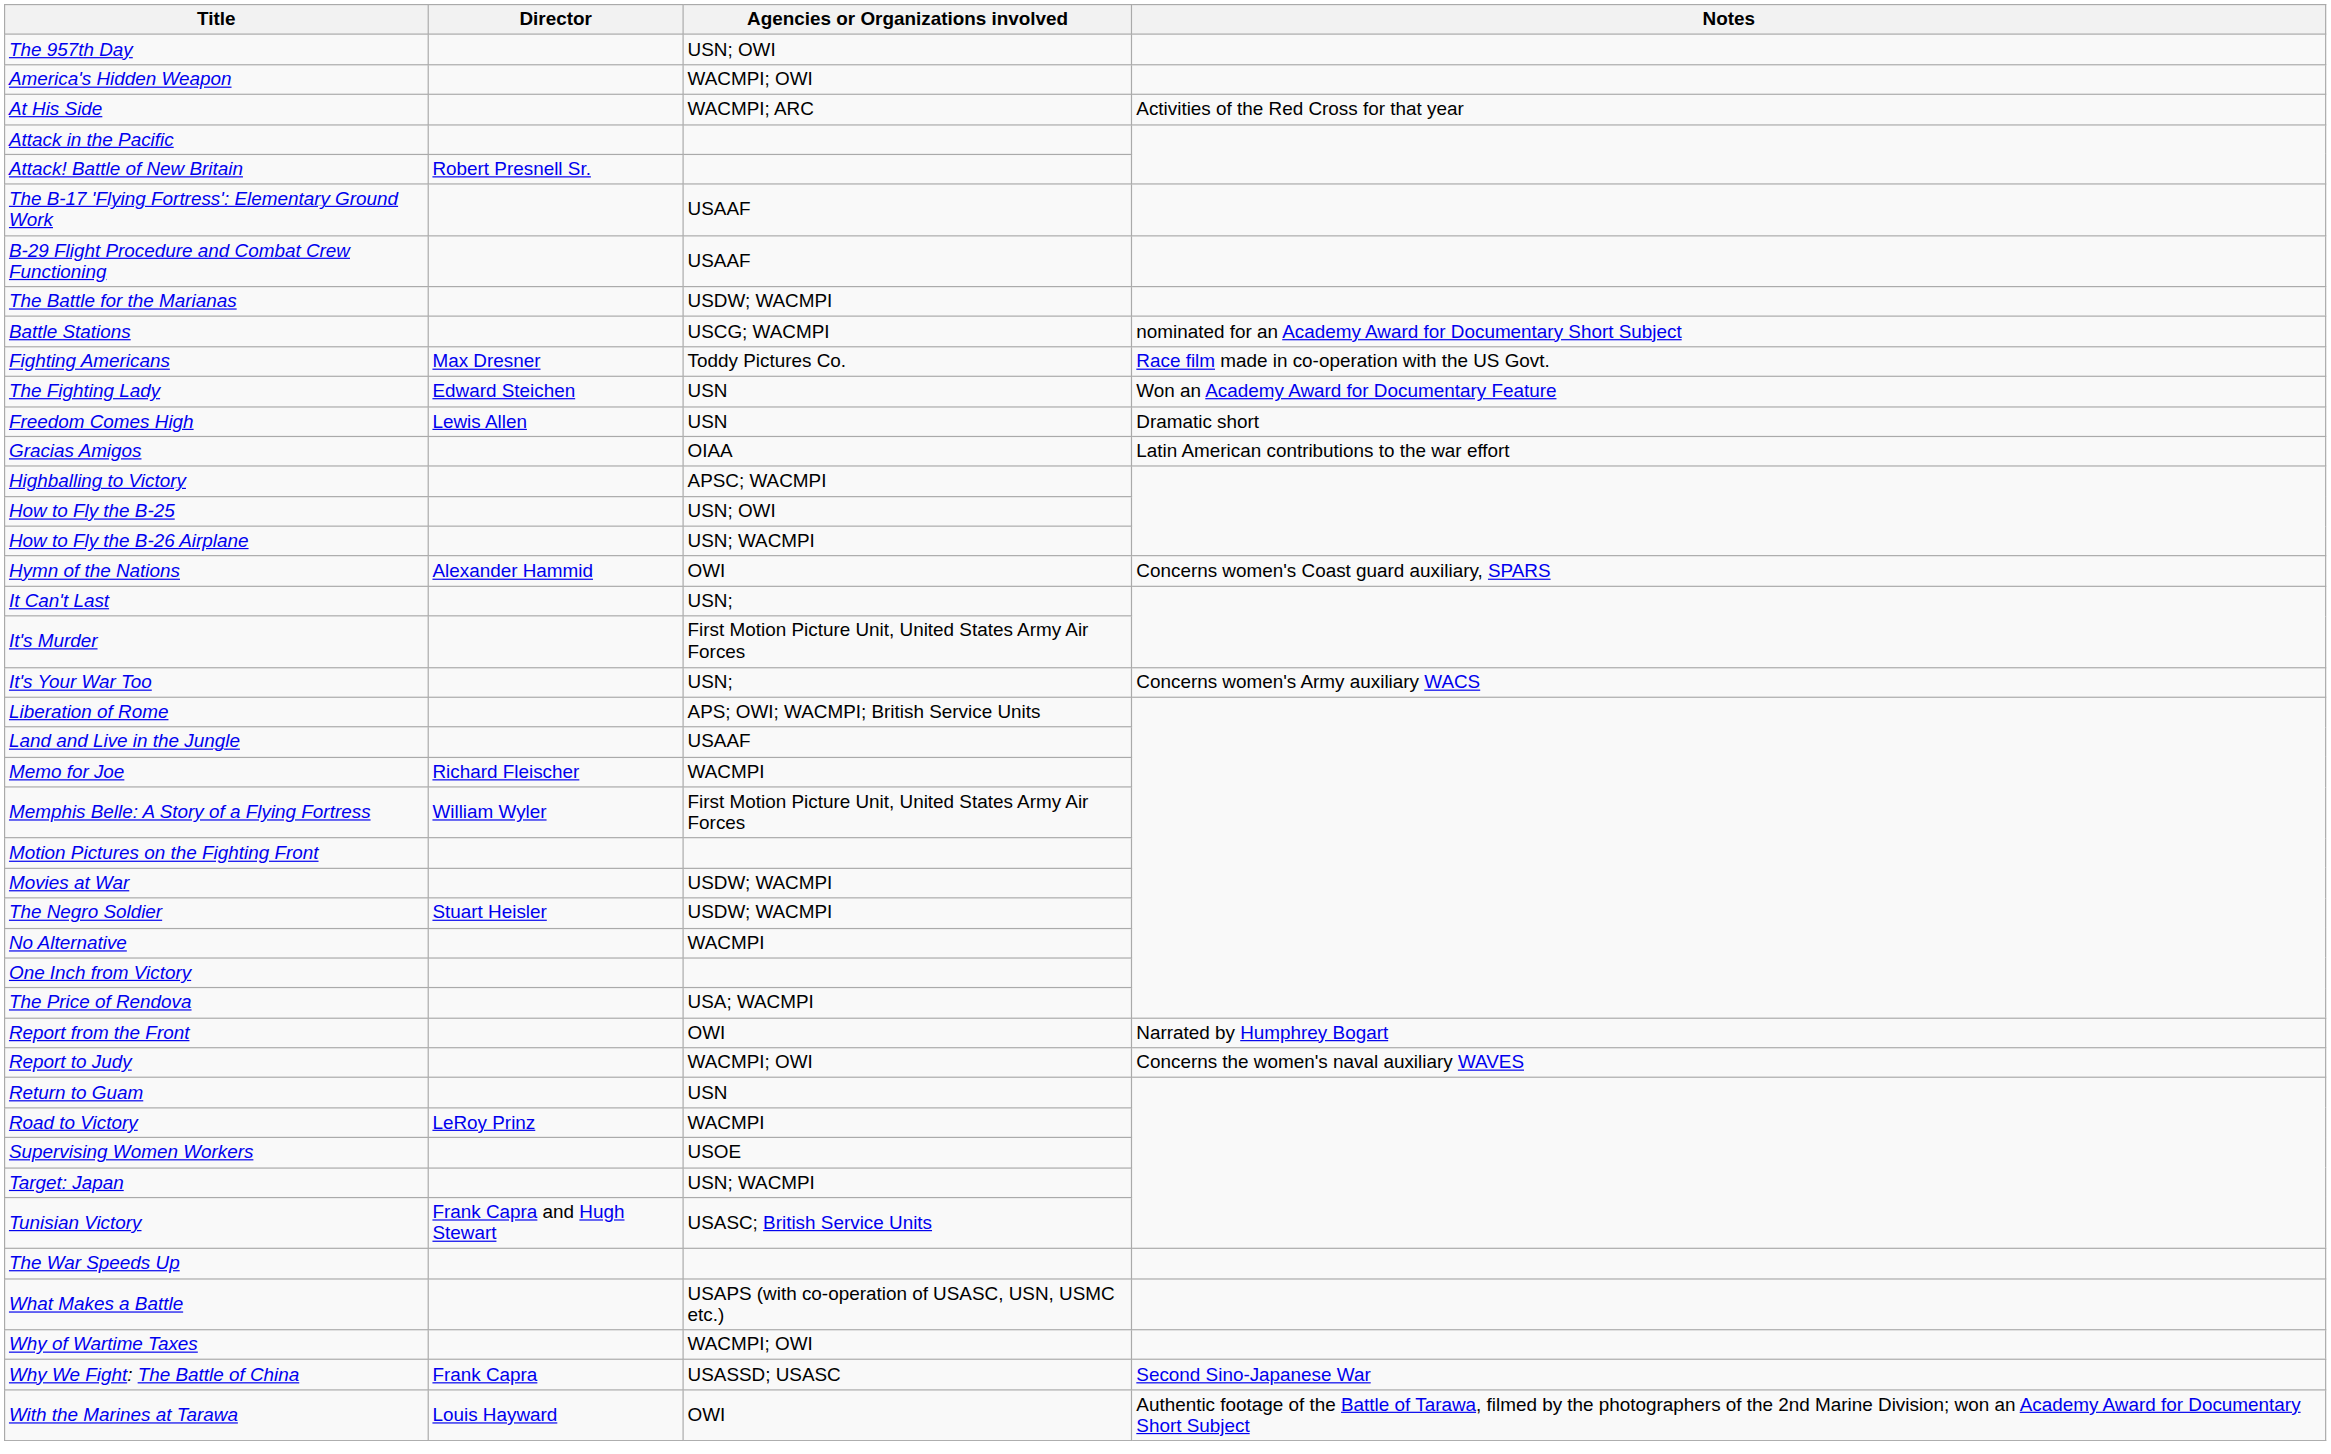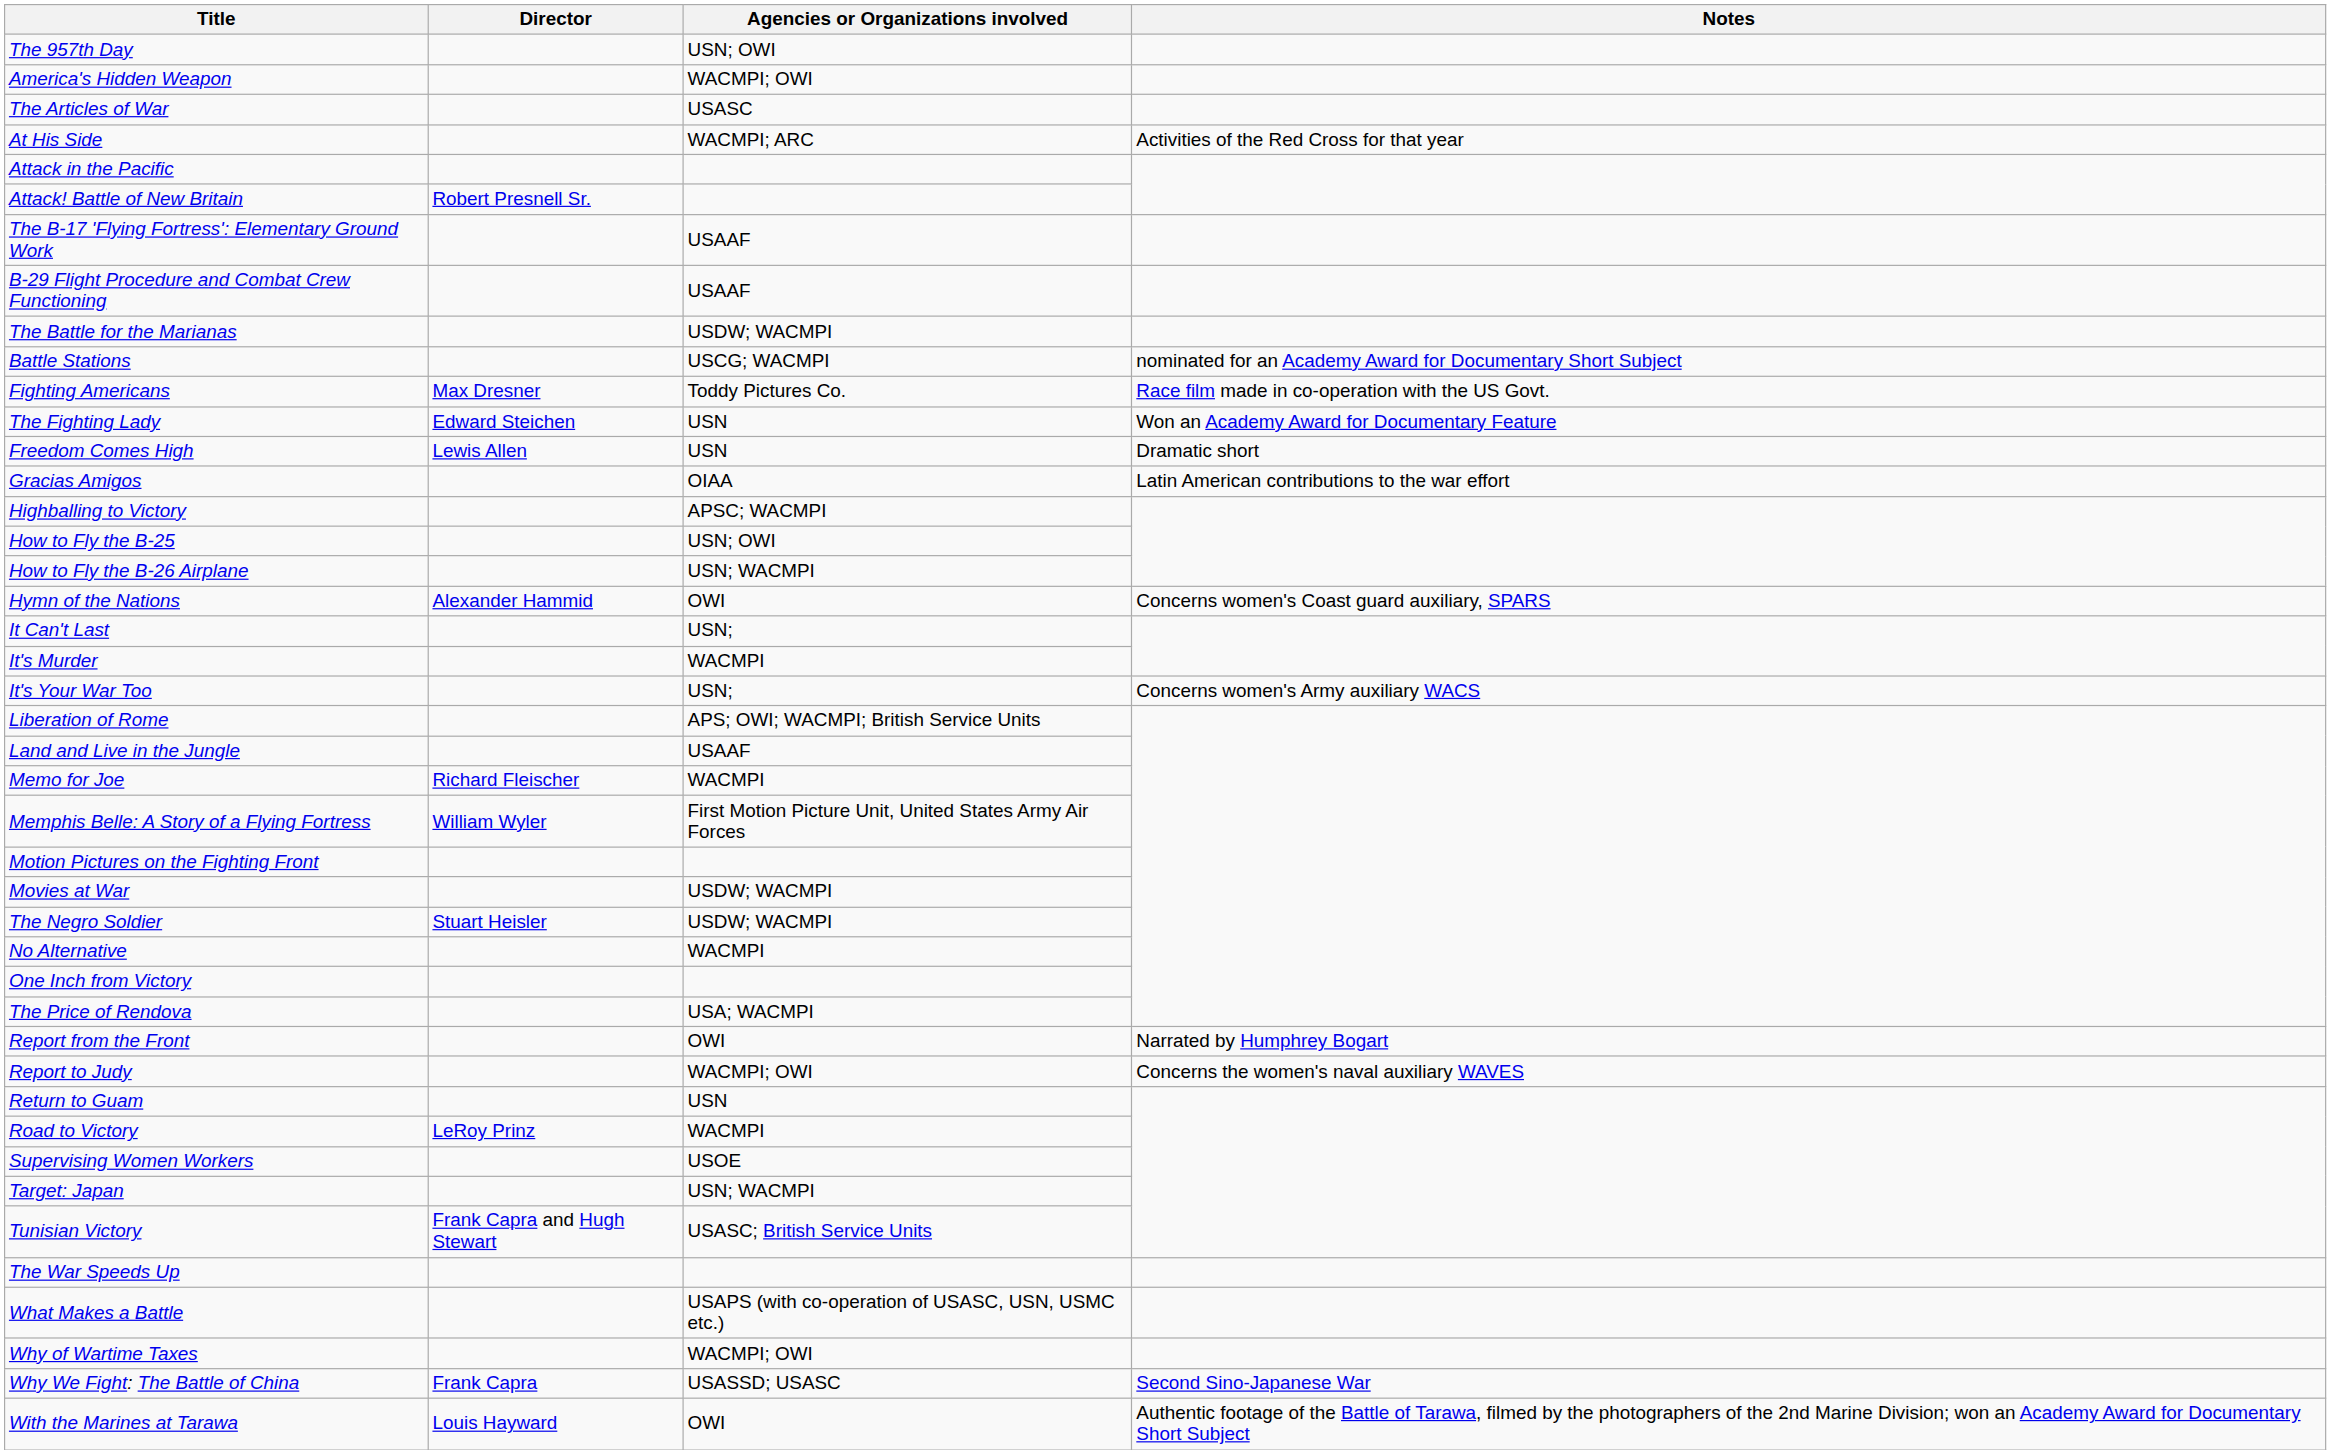+ row: (89, 109)
(888, 641) First Motion Picture Unit, United States Army Air Forces -> (726, 660) WACMPI
